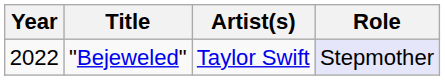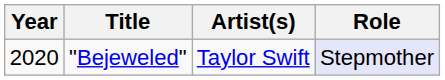(34, 57) 2022 -> (34, 57) 2020
